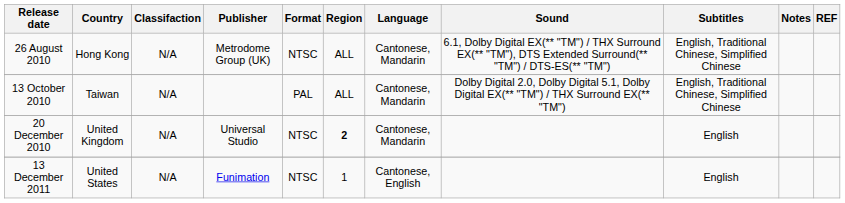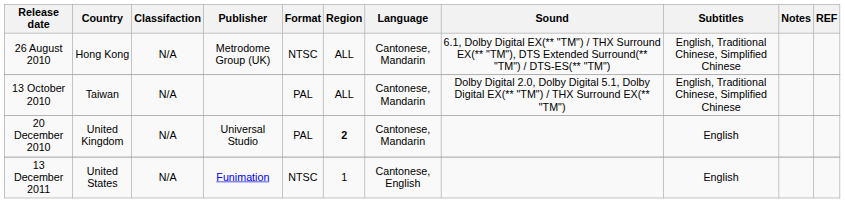(303, 136) NTSC -> (303, 136) PAL
